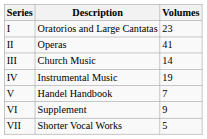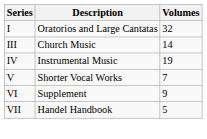(167, 28) 23 -> (167, 28) 32
- row: (10, 45)
(75, 93) Handel Handbook -> (80, 77) Shorter Vocal Works
(80, 126) Shorter Vocal Works -> (75, 110) Handel Handbook
